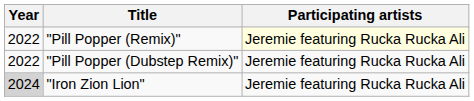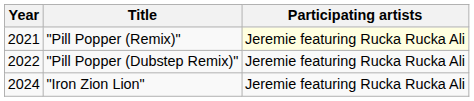(24, 38) 2022 -> (24, 38) 2021
(24, 84) lightgrey background -> (24, 84) no background
